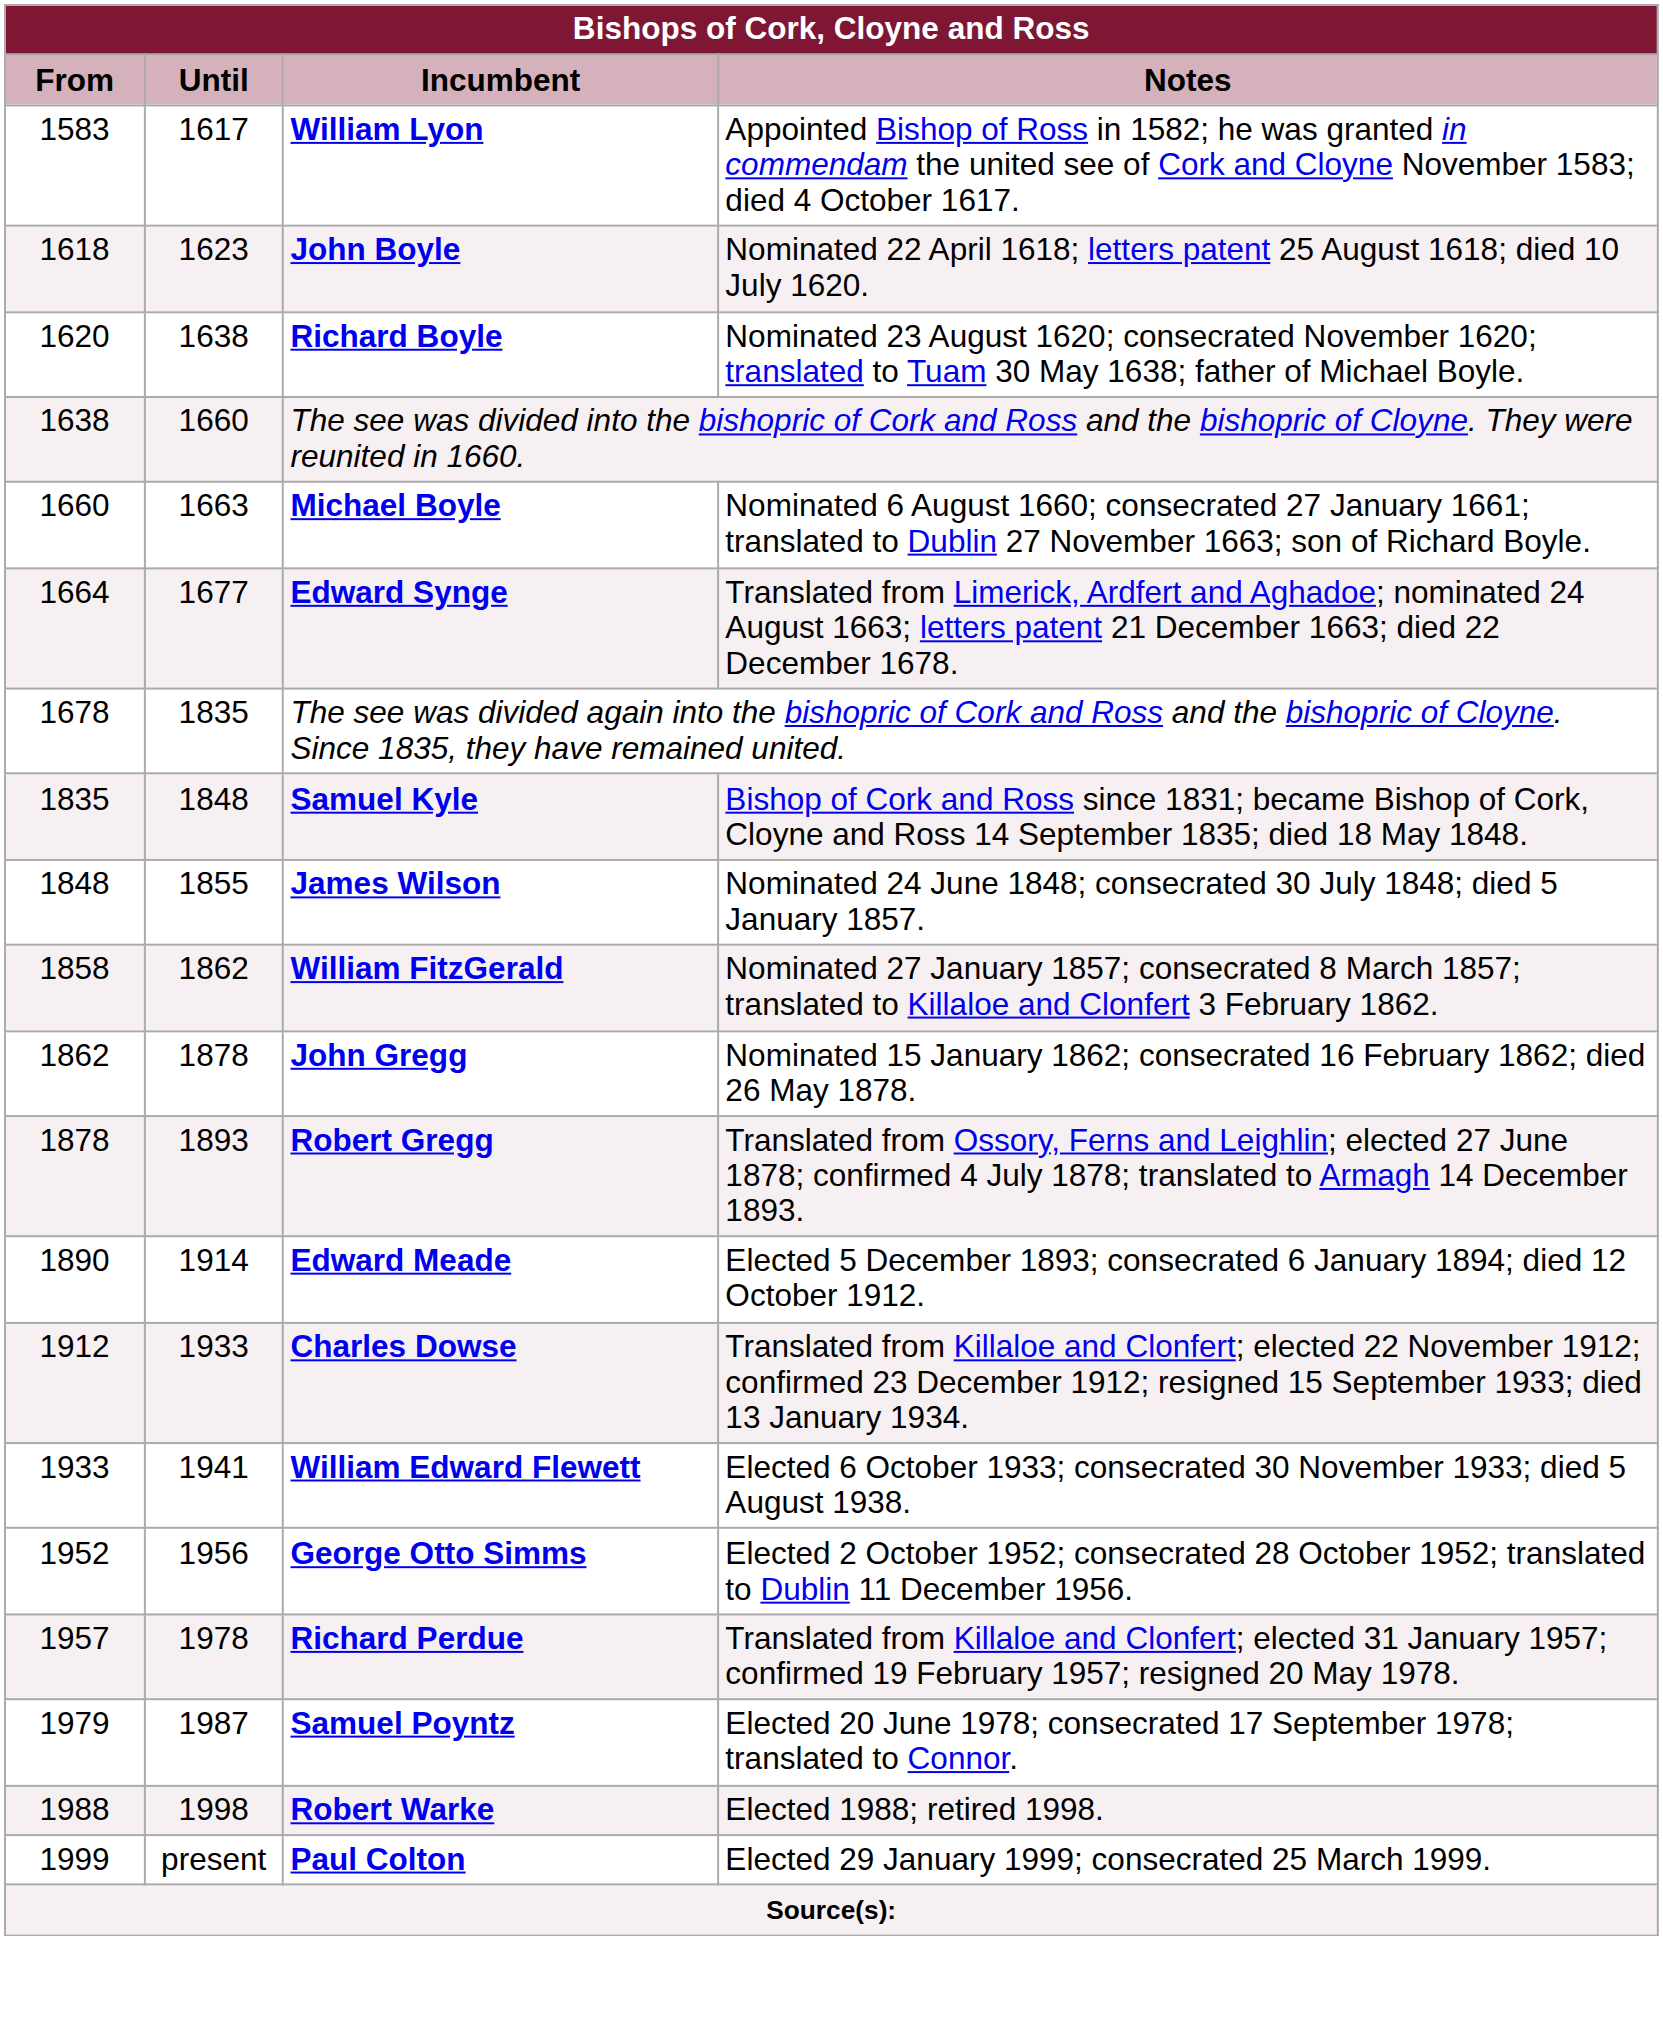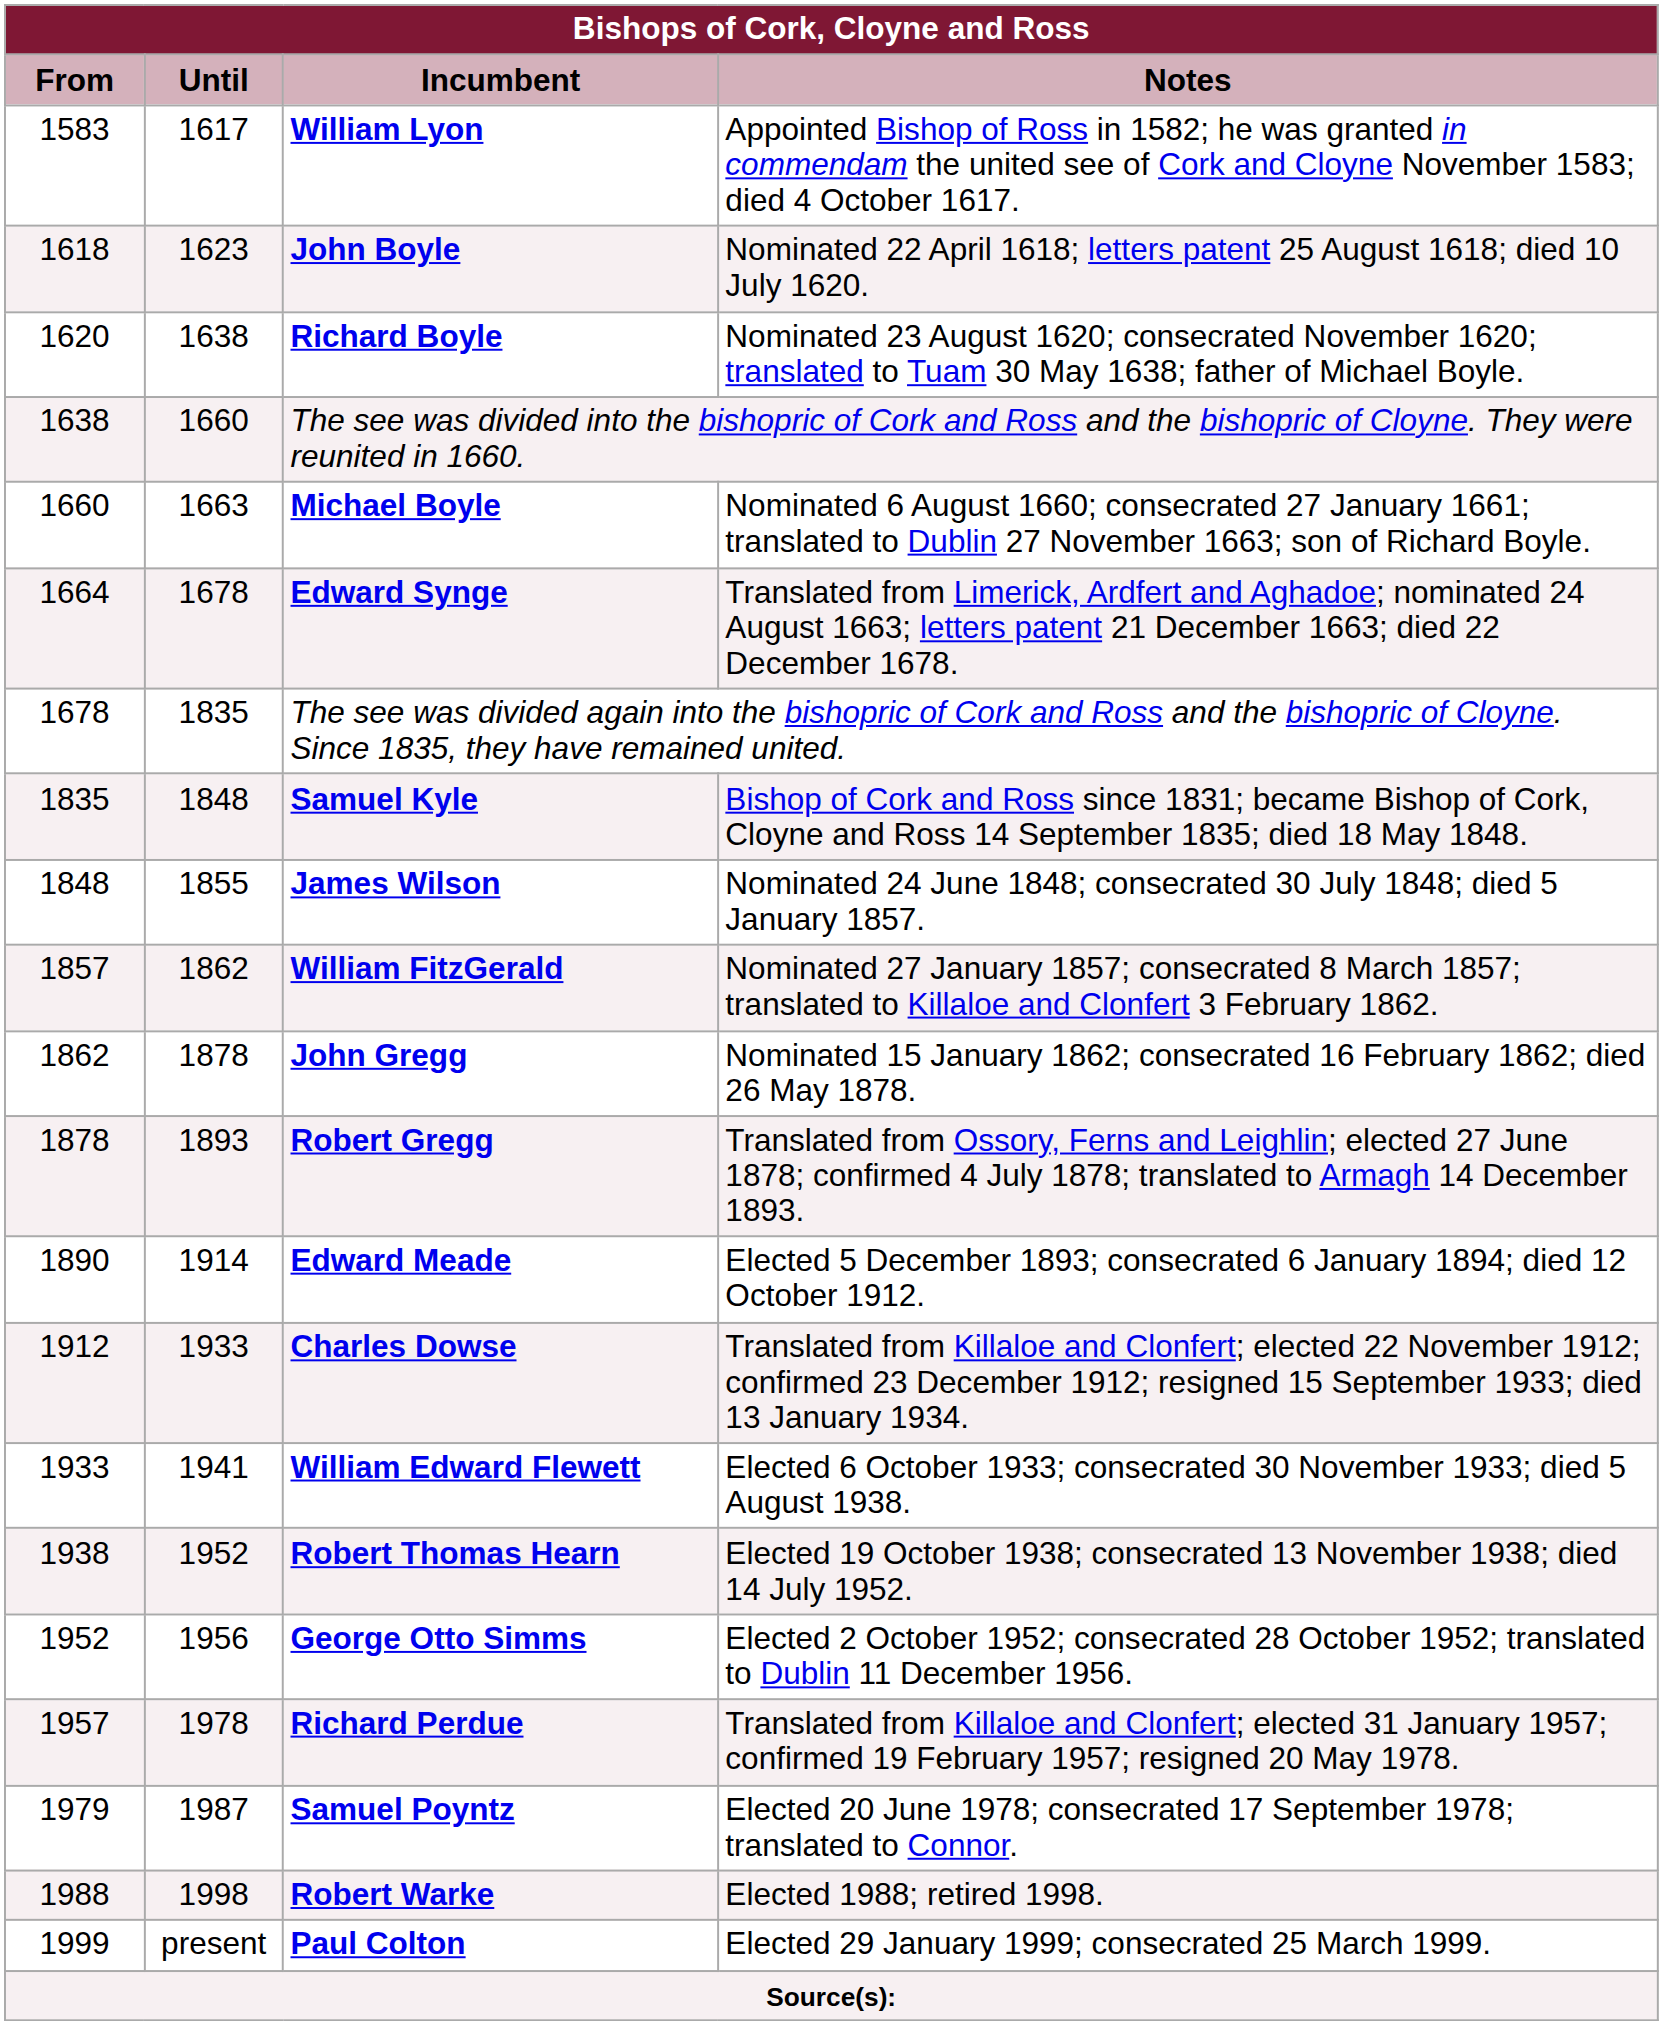(214, 592) 1677 -> (214, 592) 1678
(75, 969) 1858 -> (75, 969) 1857
+ row: (455, 1553)
